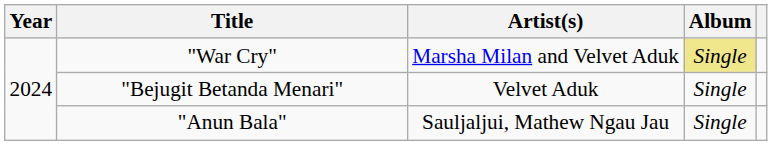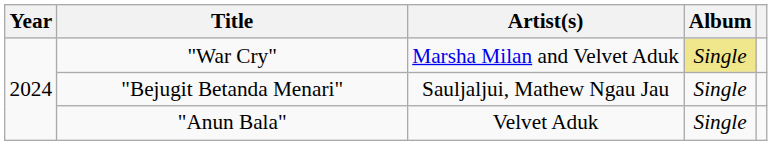(546, 88) Velvet Aduk -> (546, 88) Sauljaljui, Mathew Ngau Jau
(546, 122) Sauljaljui, Mathew Ngau Jau -> (546, 122) Velvet Aduk
